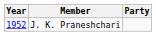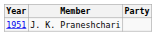(16, 25) 1952 -> (16, 25) 1951
